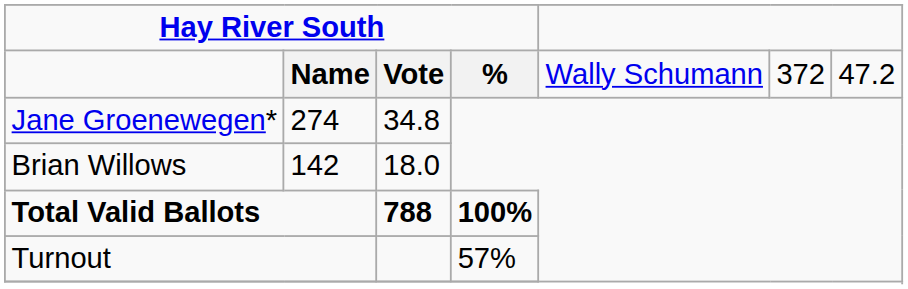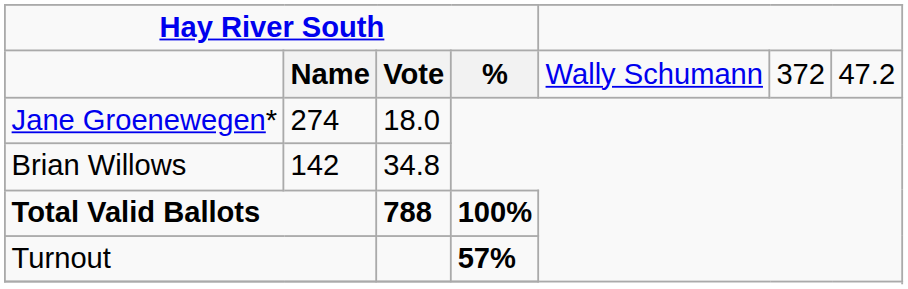(412, 119) 34.8 -> (412, 119) 18.0
(412, 166) 18.0 -> (412, 166) 34.8
(487, 258) normal -> (487, 258) bold
